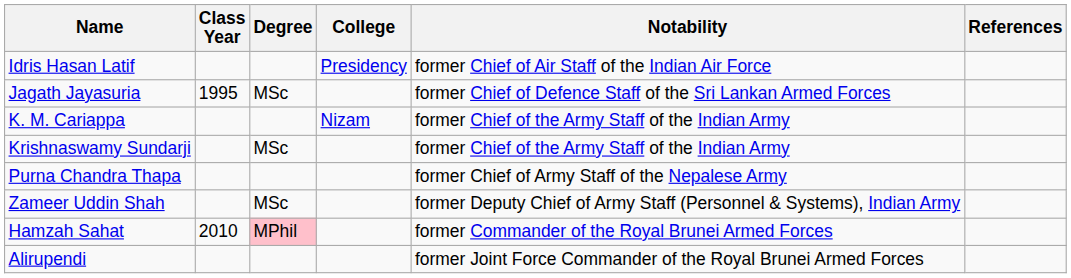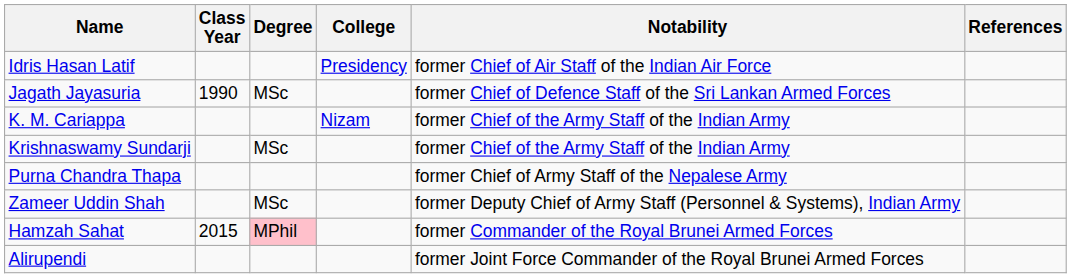(218, 93) 1995 -> (218, 93) 1990
(218, 231) 2010 -> (218, 231) 2015
